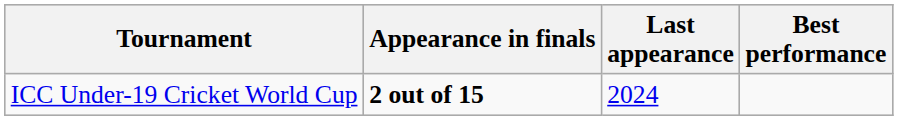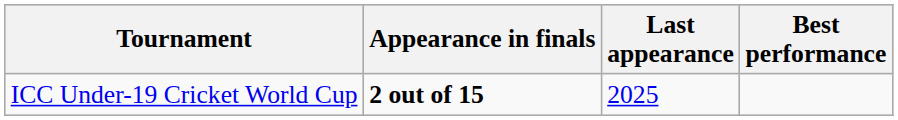(633, 94) 2024 -> (633, 94) 2025
